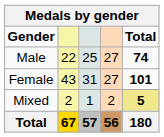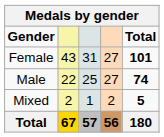rows swapped: (31, 58) <-> (31, 79)
(141, 100) khaki background -> (141, 100) no background
